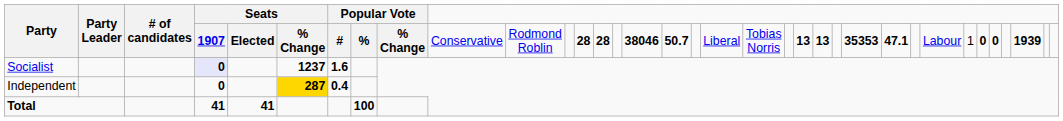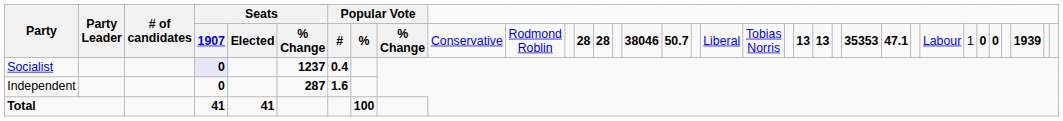(340, 67) 1.6 -> (340, 67) 0.4
(315, 86) gold background -> (315, 86) no background
(340, 86) 0.4 -> (340, 86) 1.6
